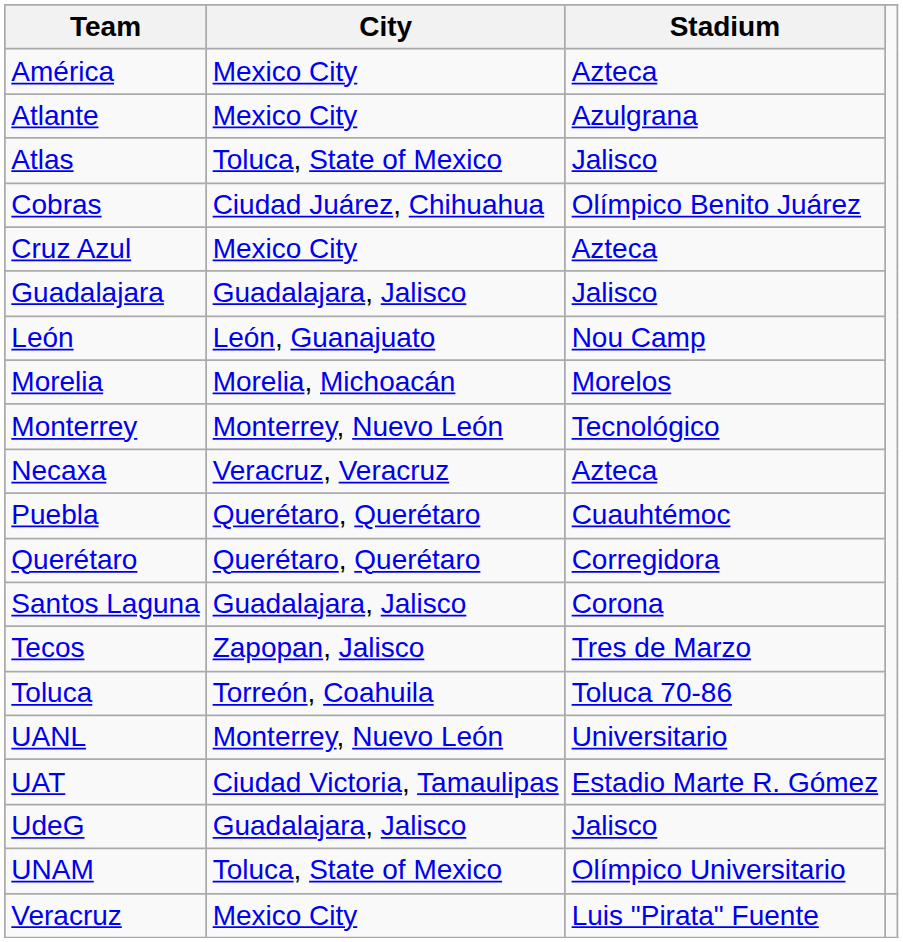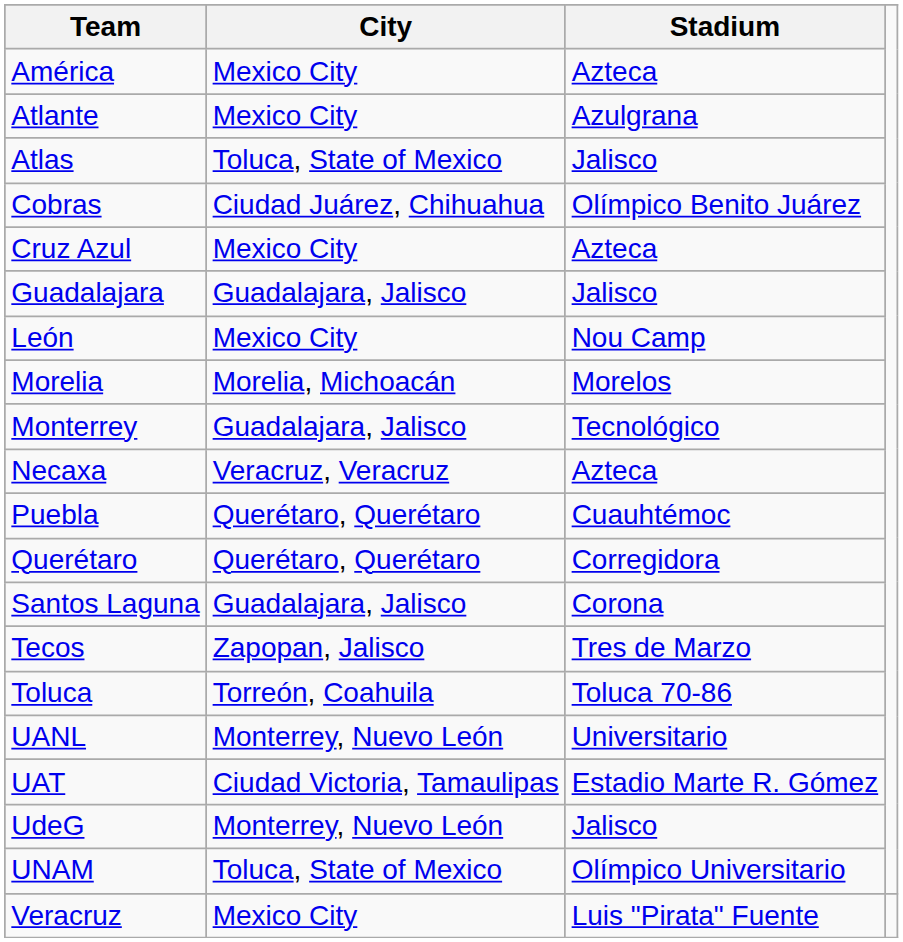(324, 337) León, Guanajuato -> (285, 337) Mexico City
(358, 426) Monterrey, Nuevo León -> (339, 426) Guadalajara, Jalisco
(339, 826) Guadalajara, Jalisco -> (358, 826) Monterrey, Nuevo León
